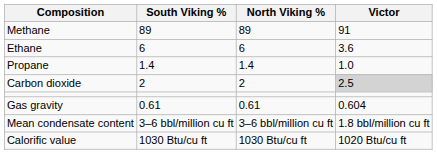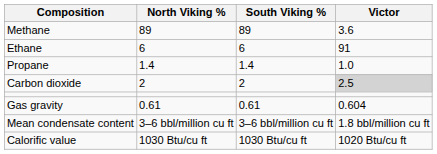columns swapped: (286, 13) <-> (186, 13)
(344, 30) 91 -> (346, 30) 3.6
(346, 48) 3.6 -> (344, 48) 91
